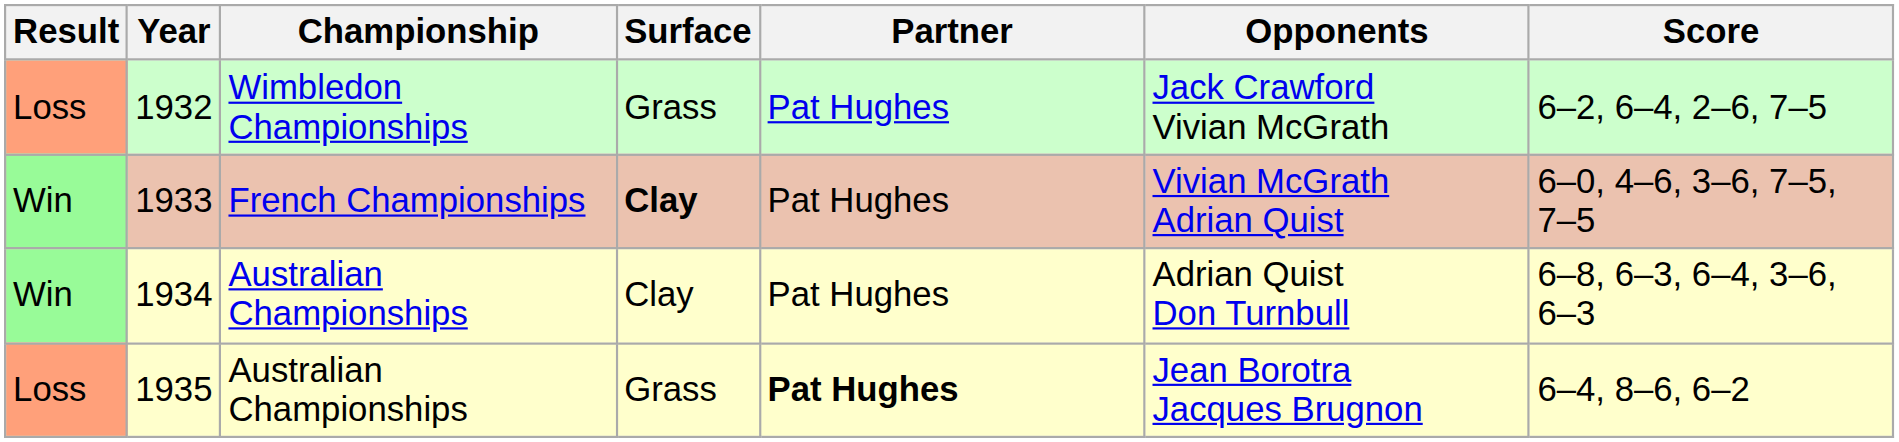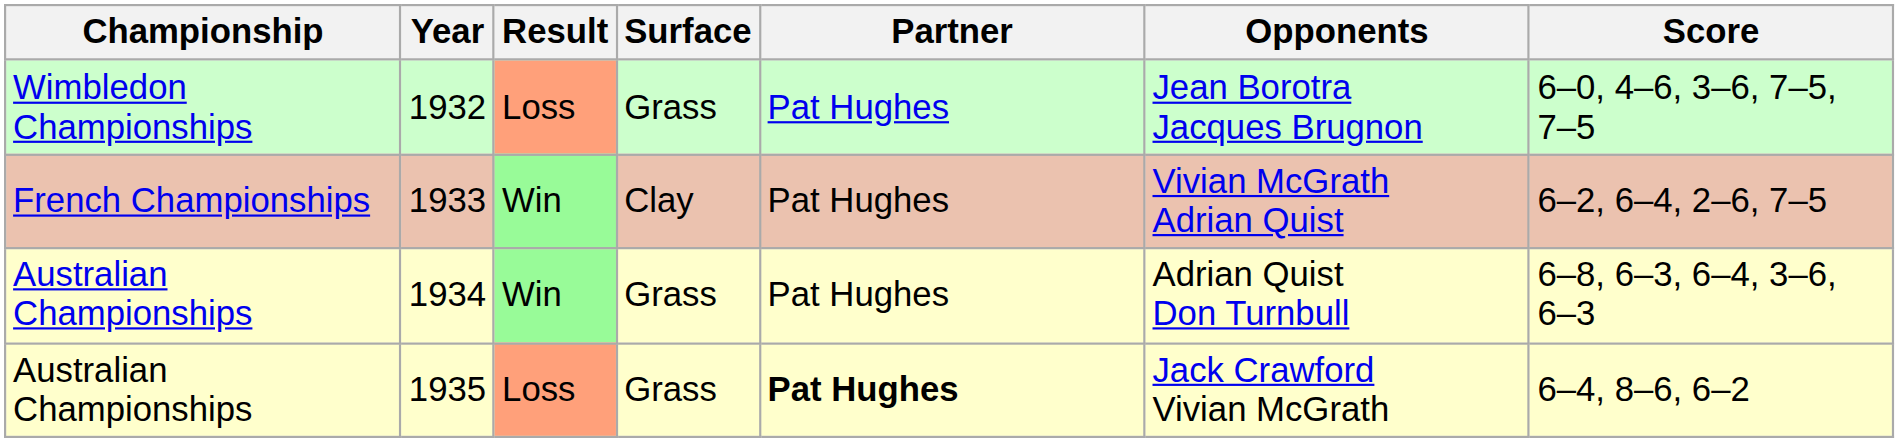columns swapped: (66, 32) <-> (418, 32)
(1271, 106) Jack Crawford Vivian McGrath -> (1288, 106) Jean Borotra Jacques Brugnon
(1682, 106) 6–2, 6–4, 2–6, 7–5 -> (1687, 106) 6–0, 4–6, 3–6, 7–5, 7–5
(661, 200) bold -> (659, 200) normal
(1687, 200) 6–0, 4–6, 3–6, 7–5, 7–5 -> (1682, 200) 6–2, 6–4, 2–6, 7–5
(659, 294) Clay -> (671, 294) Grass
(1288, 388) Jean Borotra Jacques Brugnon -> (1271, 388) Jack Crawford Vivian McGrath
